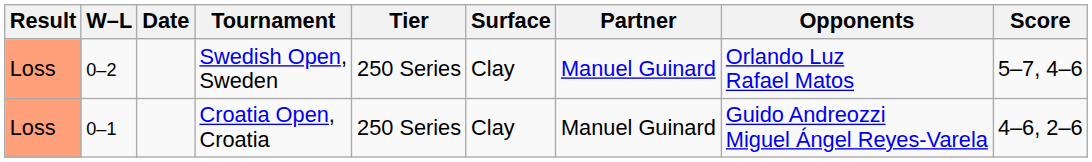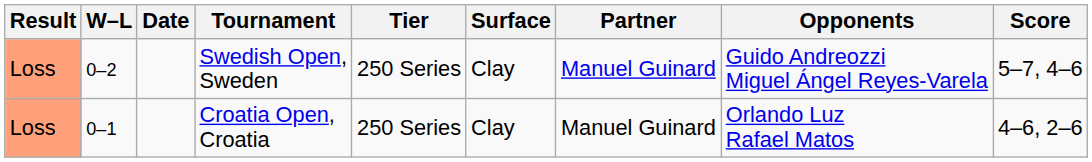(790, 68) Orlando Luz Rafael Matos -> (857, 68) Guido Andreozzi Miguel Ángel Reyes-Varela
(857, 127) Guido Andreozzi Miguel Ángel Reyes-Varela -> (790, 127) Orlando Luz Rafael Matos
